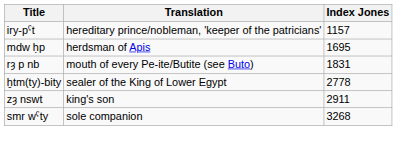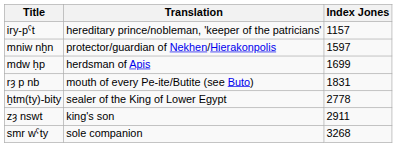+ row: (30, 47)
(339, 47) 1695 -> (339, 64) 1699
